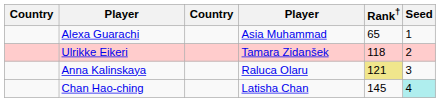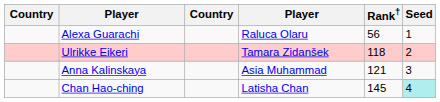(284, 34) Asia Muhammad -> (275, 34) Raluca Olaru
(374, 34) 65 -> (374, 34) 56
(275, 70) Raluca Olaru -> (284, 70) Asia Muhammad
(377, 70) khaki background -> (377, 70) no background
